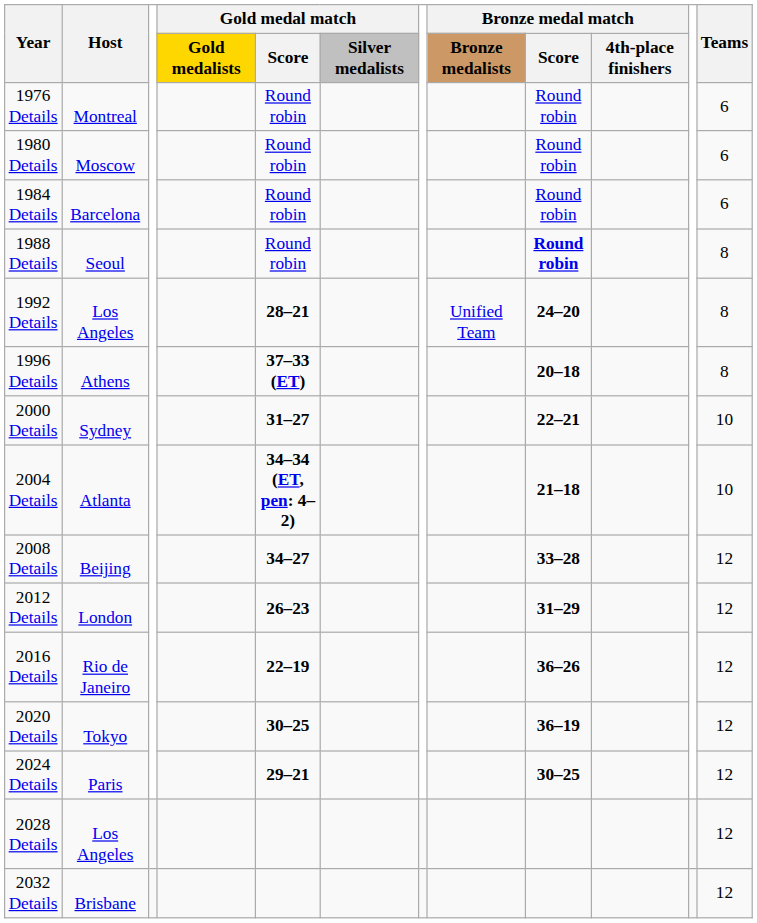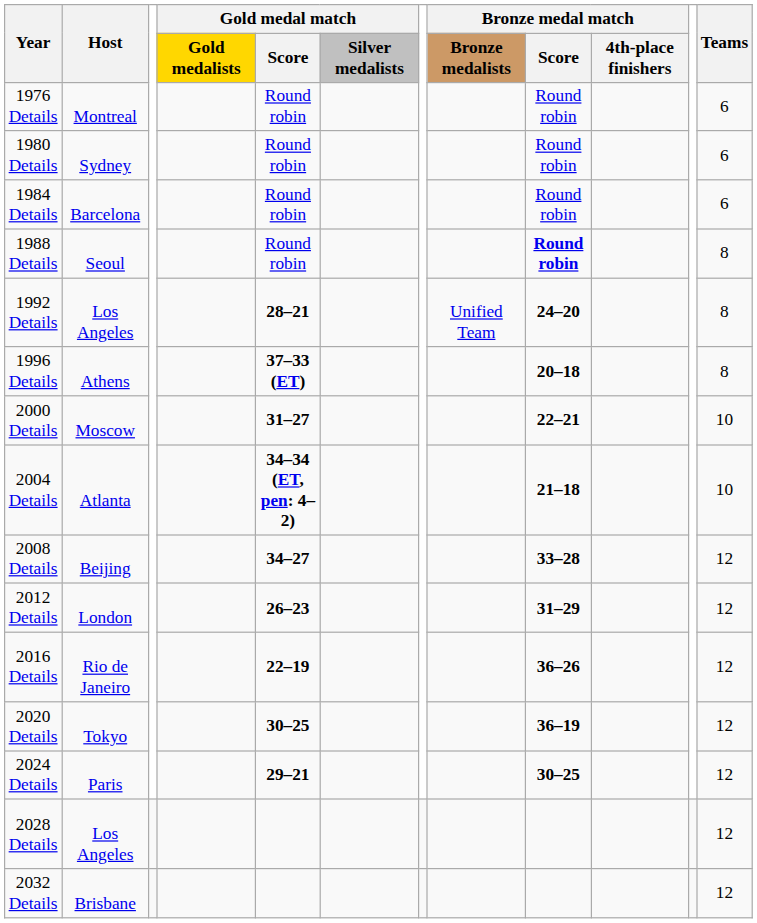(105, 165) Moscow -> (105, 165) Sydney
(105, 430) Sydney -> (105, 430) Moscow
